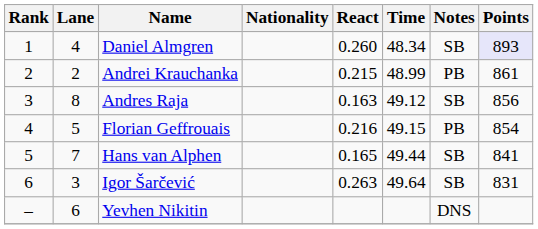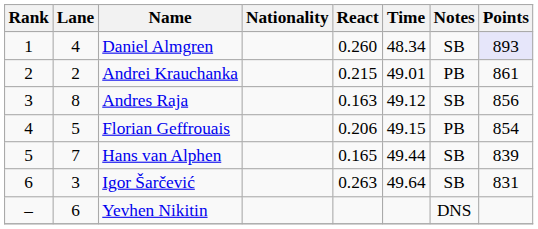(406, 73) 48.99 -> (406, 73) 49.01
(358, 127) 0.216 -> (358, 127) 0.206
(506, 155) 841 -> (506, 155) 839
